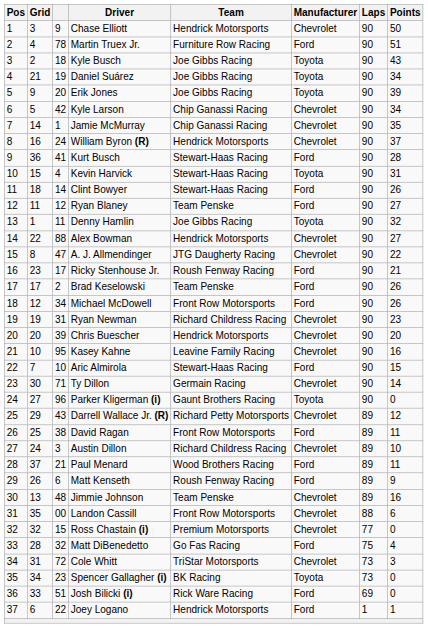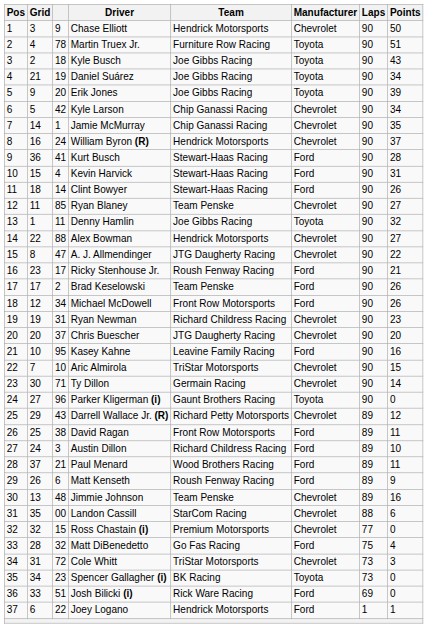(304, 44) Ford -> (308, 44) Toyota
(308, 173) Toyota -> (304, 173) Ford
(61, 206) 12 -> (61, 206) 85
(304, 206) Ford -> (315, 206) Chevrolet
(61, 335) 39 -> (61, 335) 37
(221, 335) Hendrick Motorsports -> (224, 335) JTG Daugherty Racing
(315, 351) Chevrolet -> (304, 351) Ford
(220, 367) Stewart-Haas Racing -> (216, 367) TriStar Motorsports
(304, 367) Ford -> (315, 367) Chevrolet
(315, 448) Chevrolet -> (304, 448) Ford
(224, 513) Front Row Motorsports -> (210, 513) StarCom Racing
